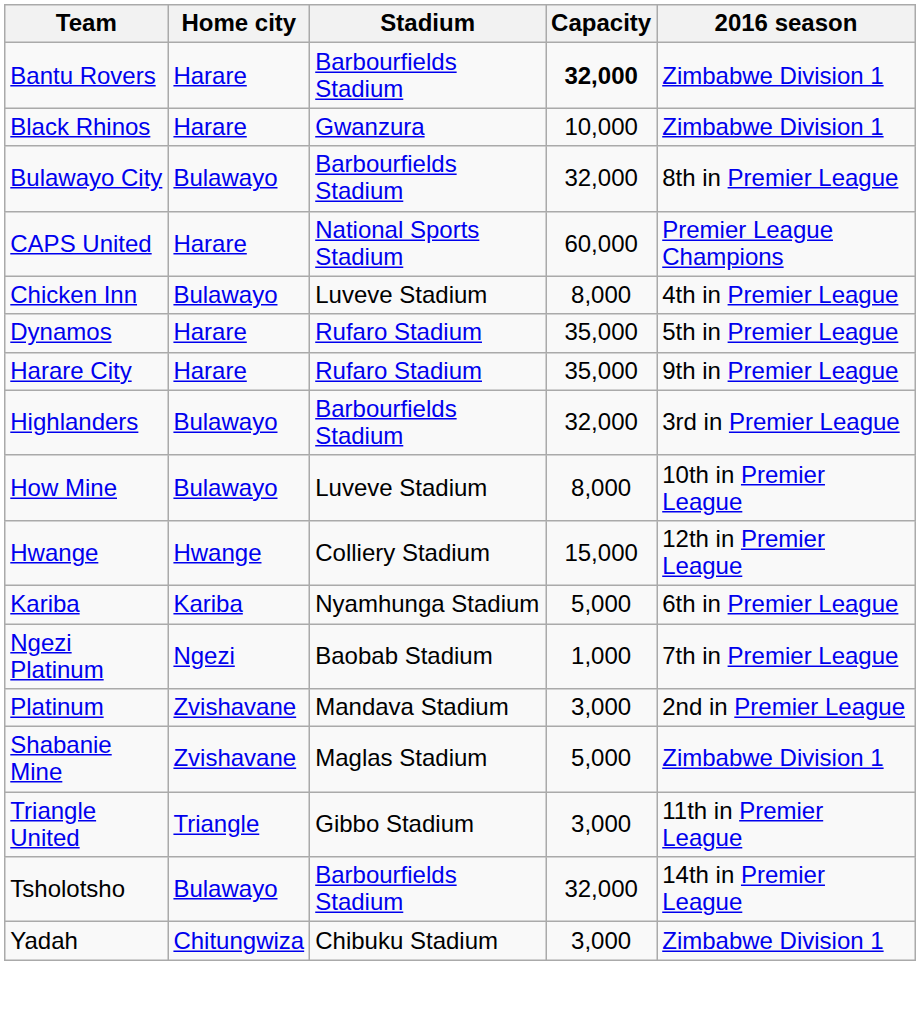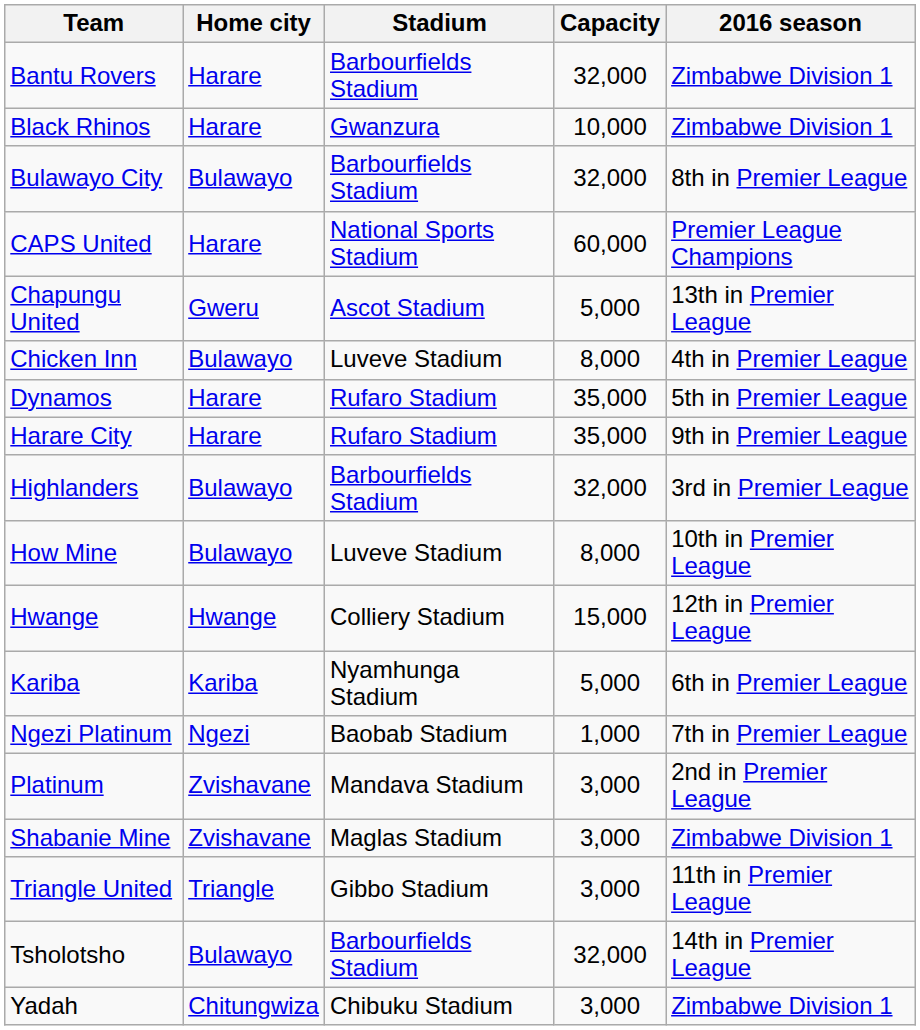(601, 75) bold -> (610, 75) normal
+ row: (66, 308)
(601, 758) 5,000 -> (610, 837) 3,000
